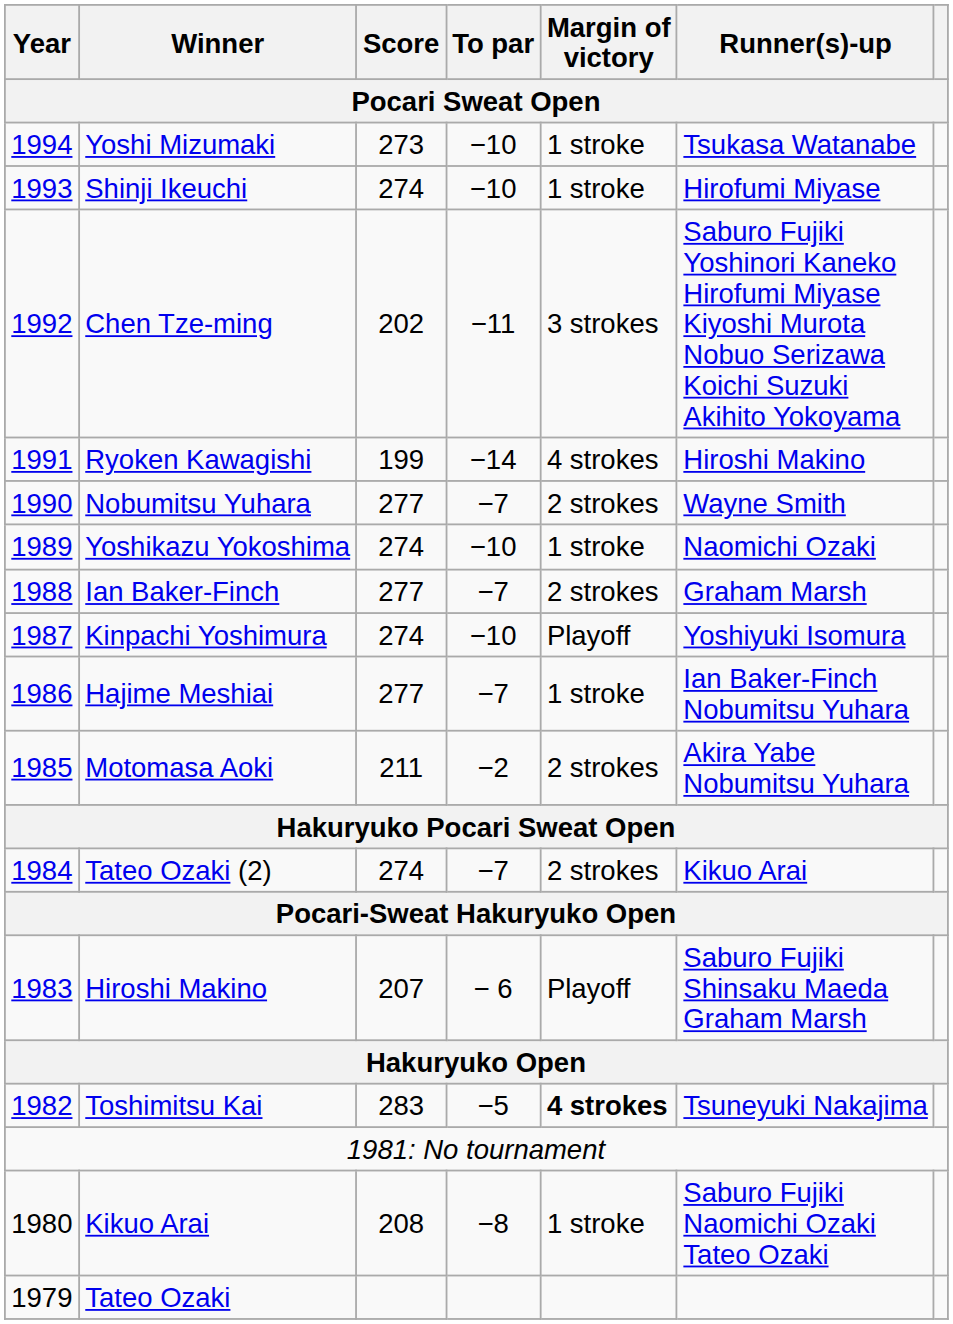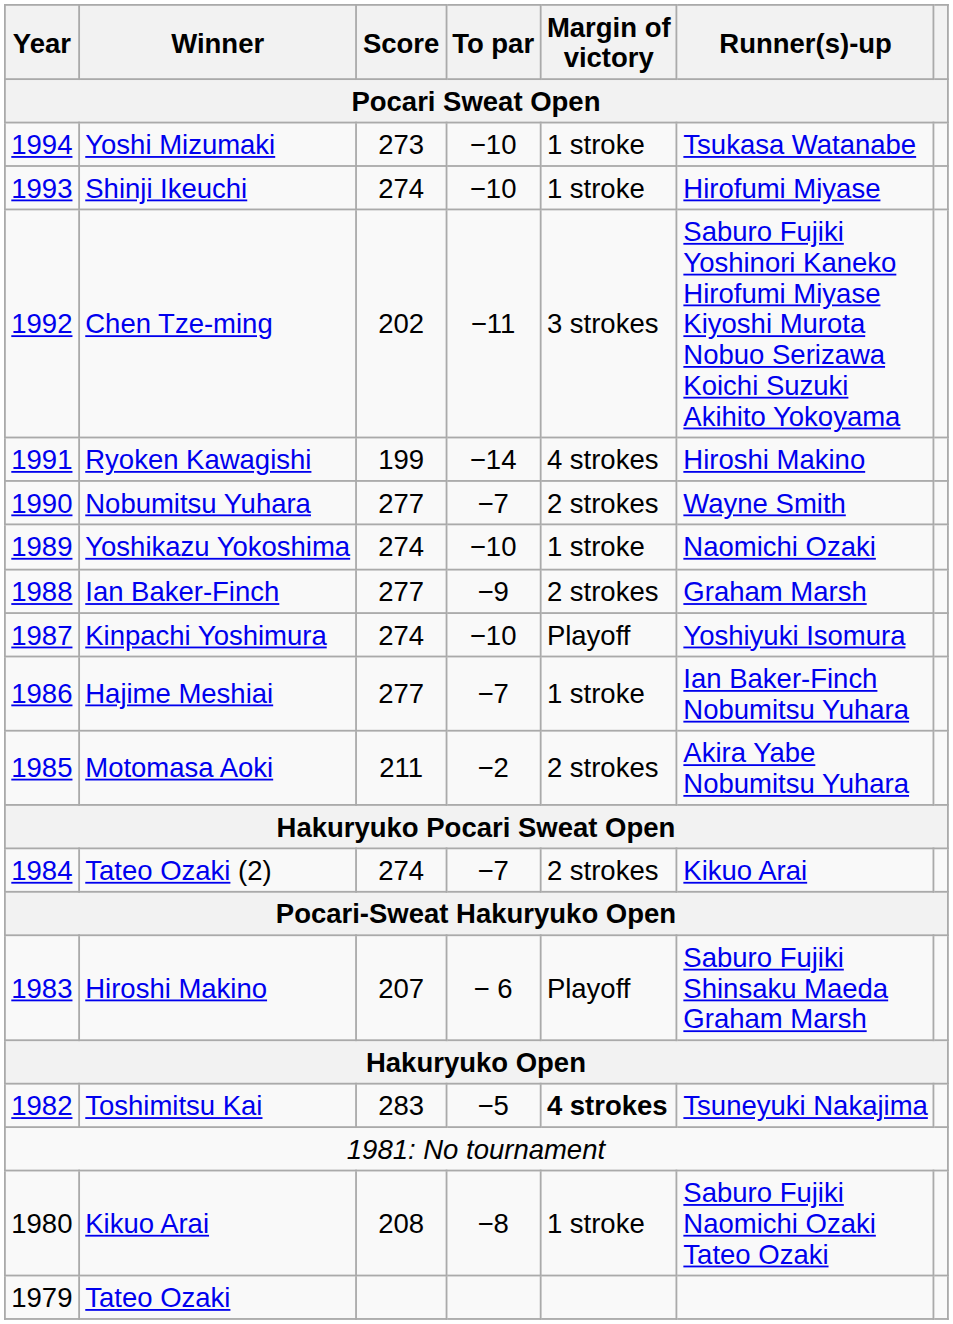(493, 591) −7 -> (493, 591) −9
